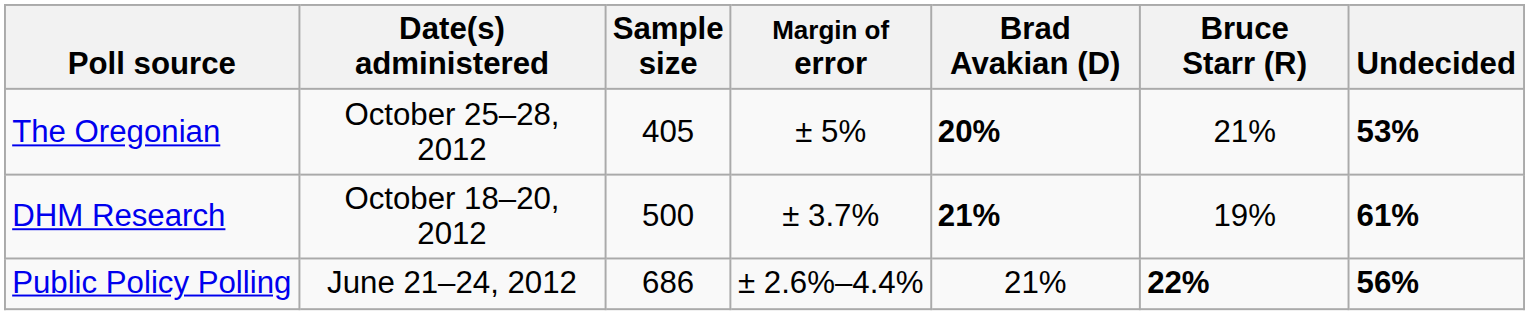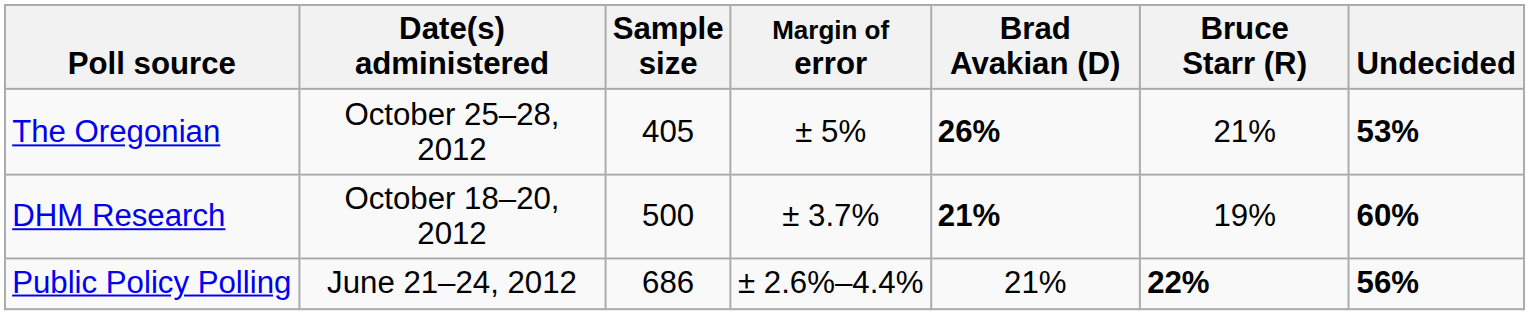(969, 131) 20% -> (969, 131) 26%
(1388, 215) 61% -> (1388, 215) 60%
